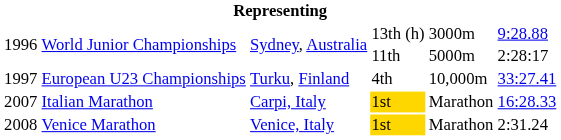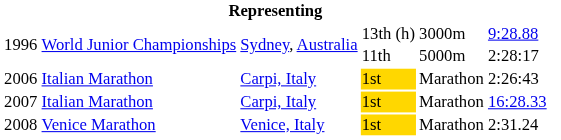- row: (21, 79)
+ row: (21, 79)
